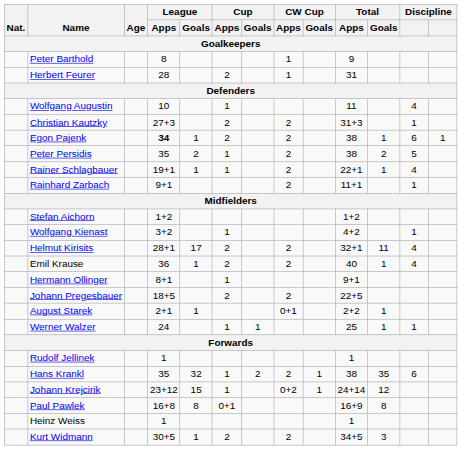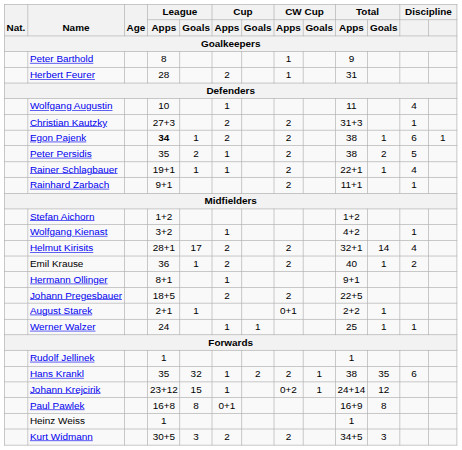(384, 248) 11 -> (384, 248) 14
(414, 264) 4 -> (414, 264) 2
(196, 437) 1 -> (196, 437) 3
